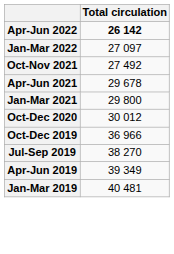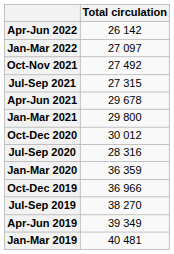(125, 30) bold -> (125, 30) normal
+ row: (42, 83)
+ row: (42, 153)
+ row: (42, 170)
